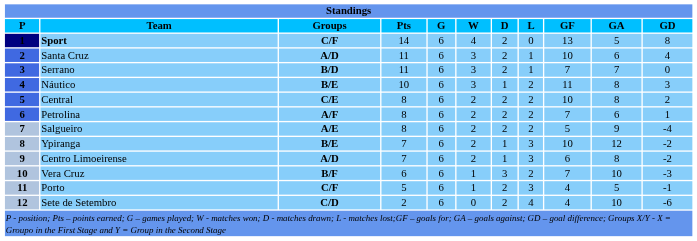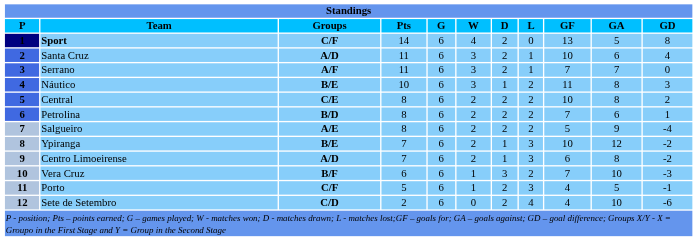(330, 70) B/D -> (330, 70) A/F
(330, 114) A/F -> (330, 114) B/D
